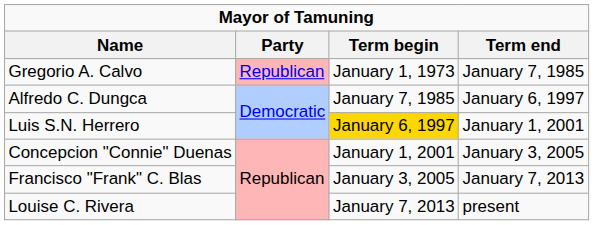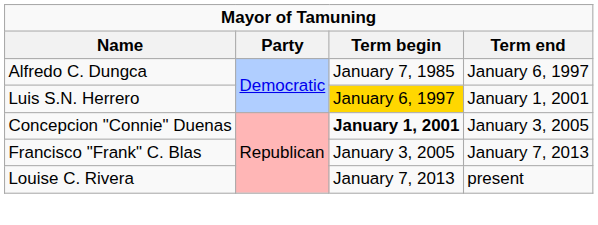- row: (75, 71)
(394, 152) normal -> (396, 125) bold
